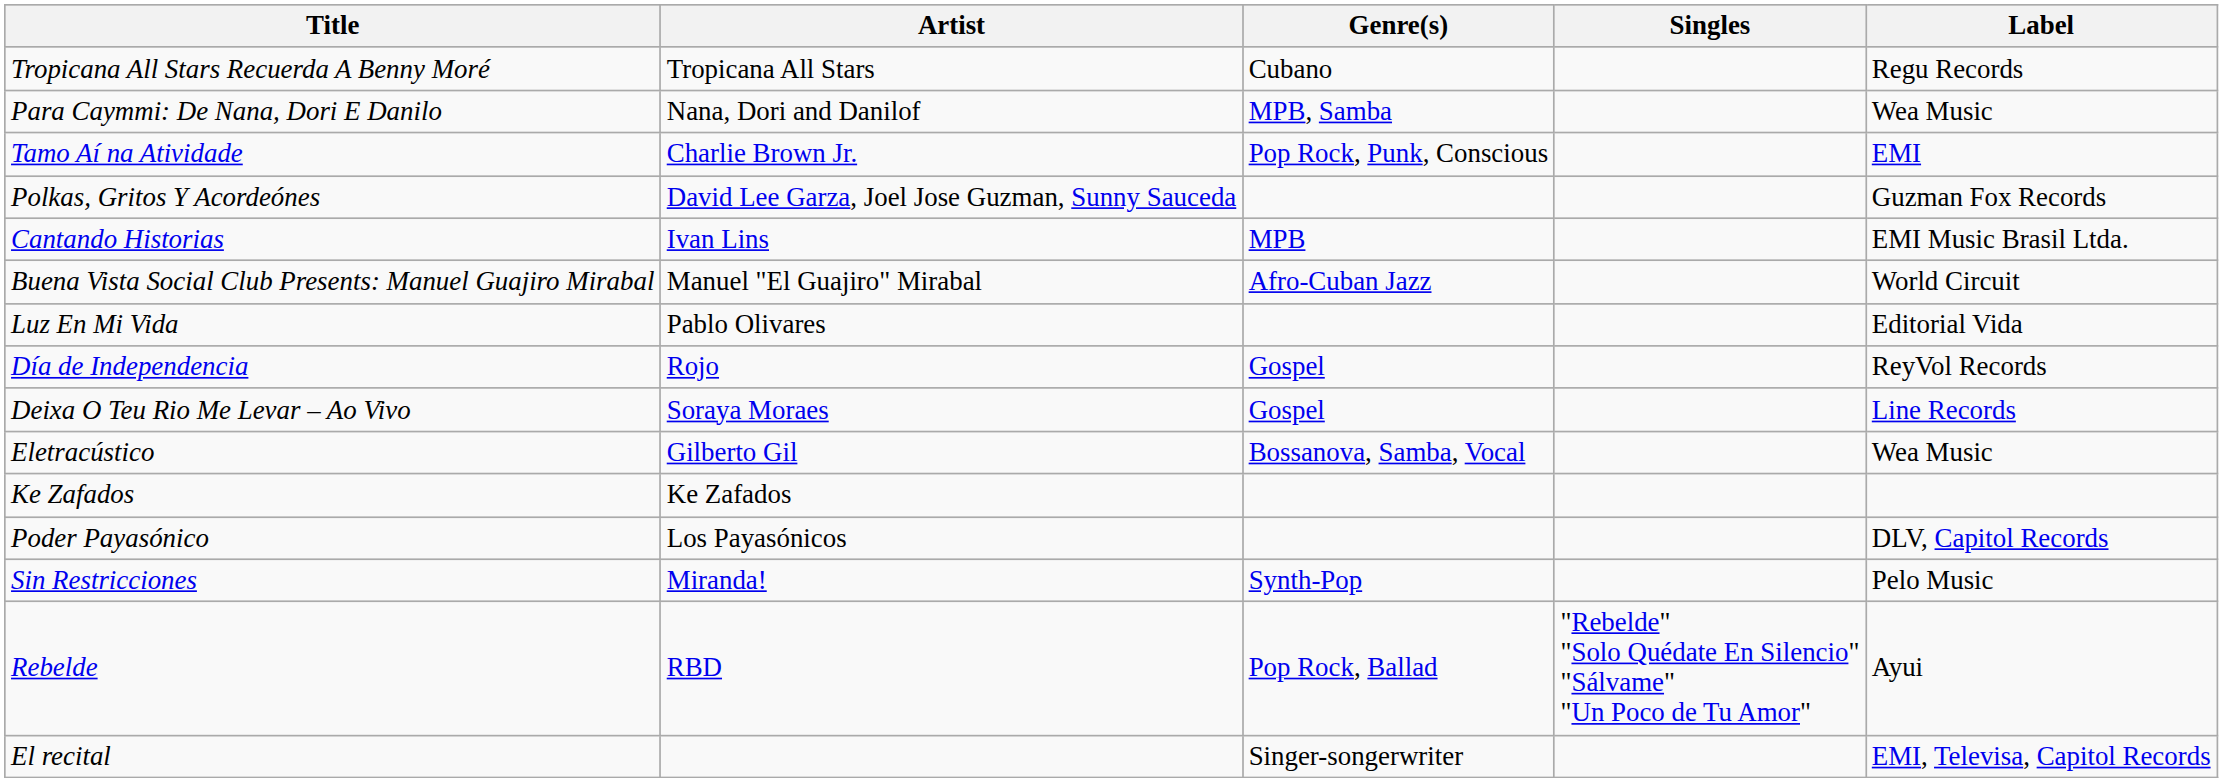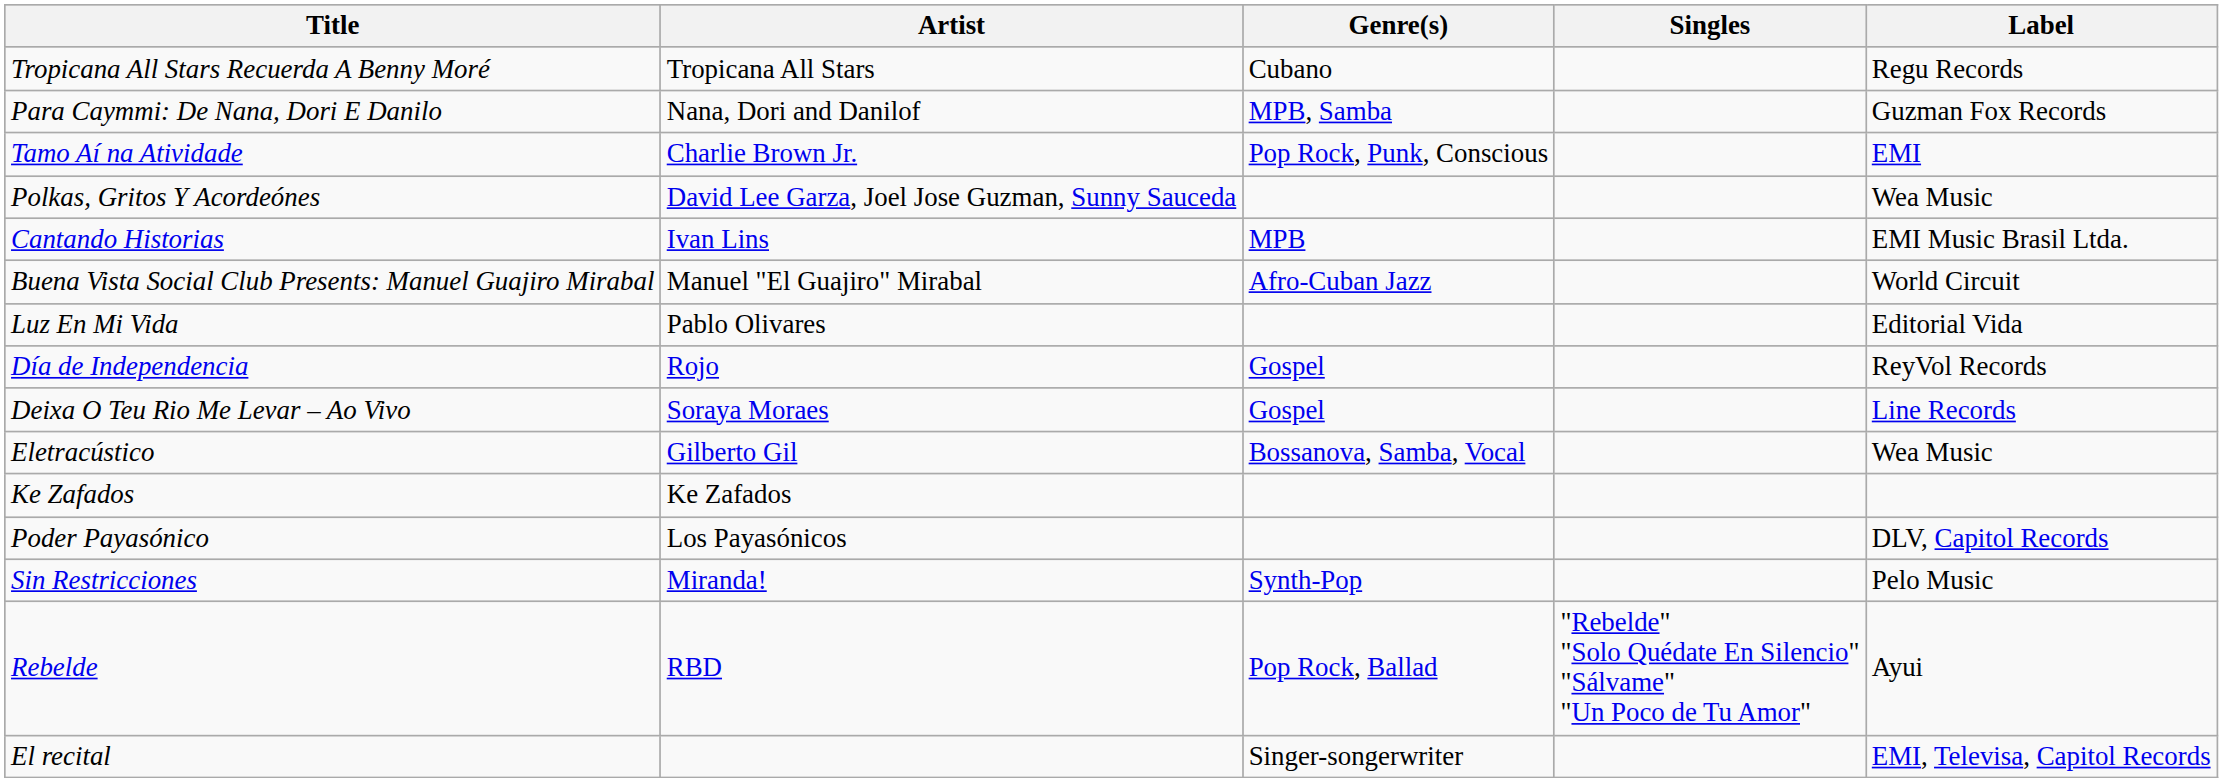(1932, 111) Wea Music -> (1989, 111) Guzman Fox Records
(1989, 196) Guzman Fox Records -> (1932, 196) Wea Music
